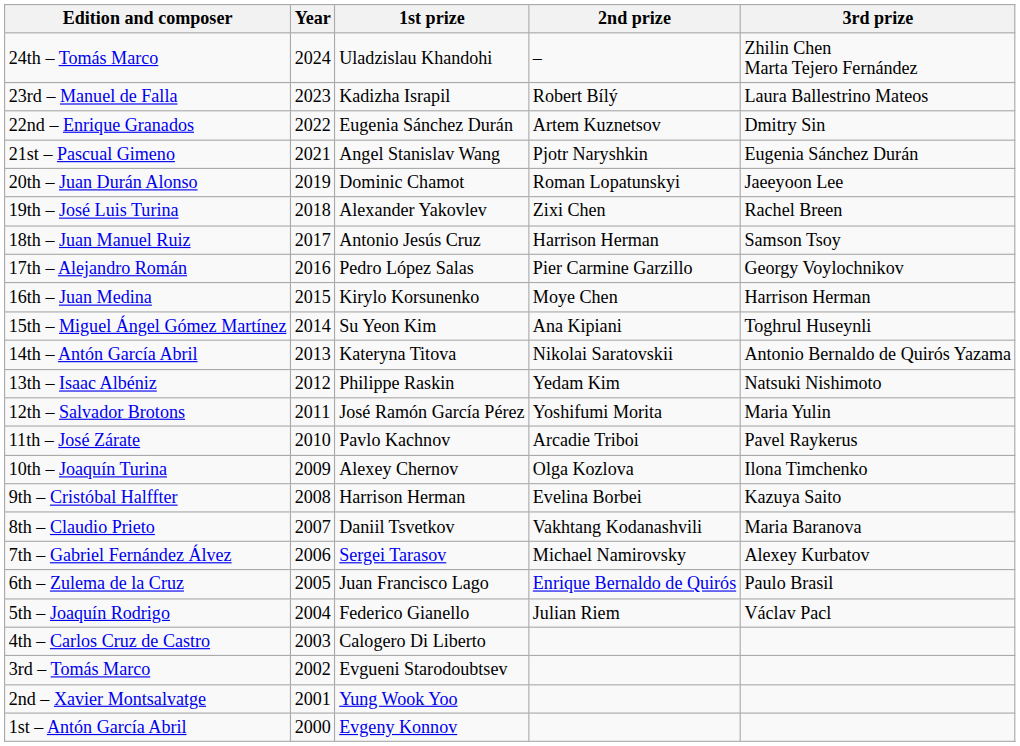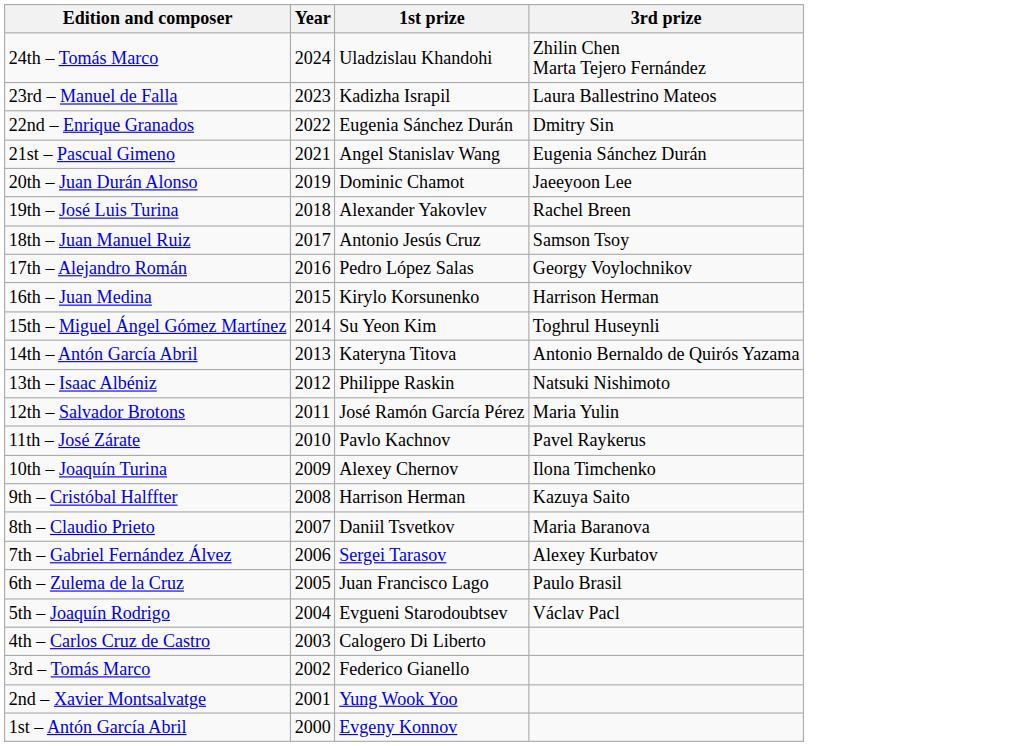- column: (634, 18)
(404, 612) Federico Gianello -> (423, 612) Evgueni Starodoubtsev
(423, 669) Evgueni Starodoubtsev -> (404, 669) Federico Gianello
